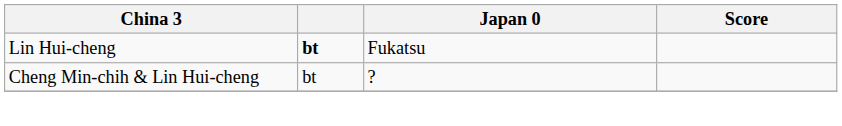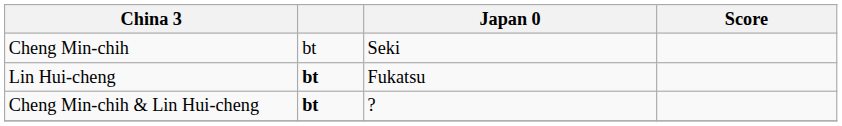+ row: (69, 47)
(309, 76) normal -> (310, 105) bold
